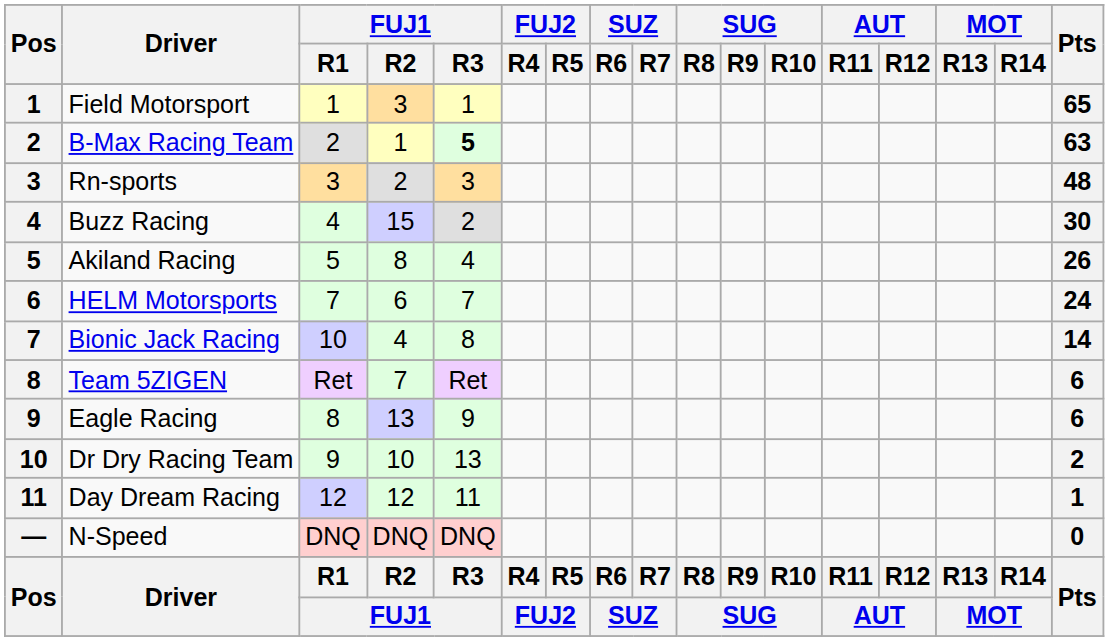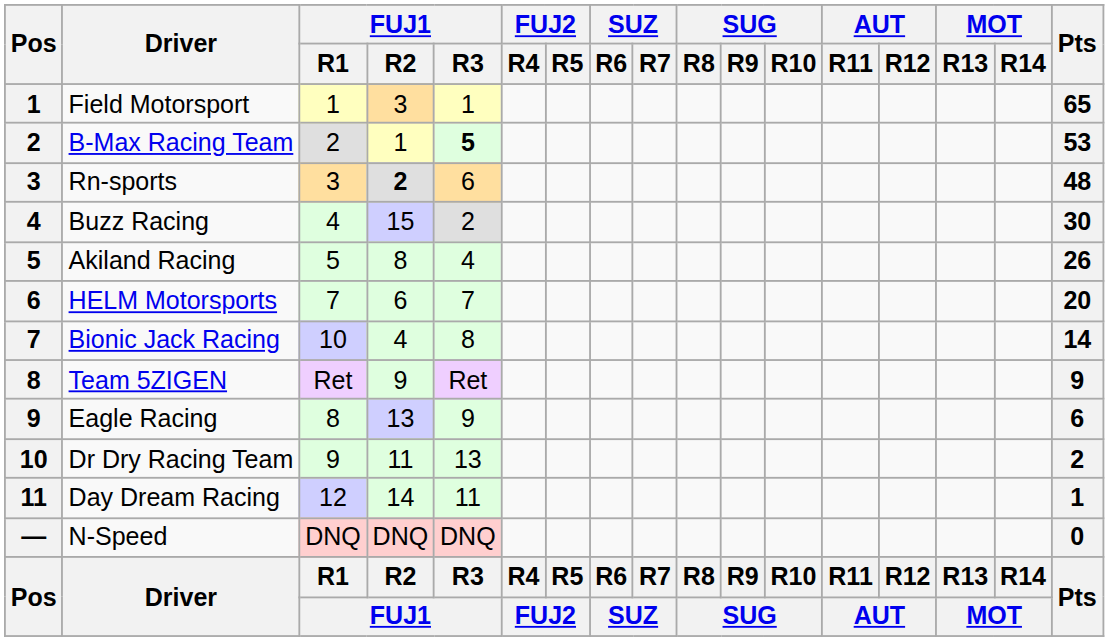(1077, 143) 63 -> (1077, 143) 53
(400, 182) normal -> (400, 182) bold
(468, 182) 3 -> (468, 182) 6
(1077, 300) 24 -> (1077, 300) 20
(400, 379) 7 -> (400, 379) 9
(1077, 379) 6 -> (1077, 379) 9
(400, 458) 10 -> (400, 458) 11
(400, 498) 12 -> (400, 498) 14
